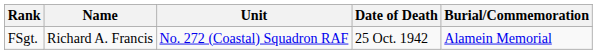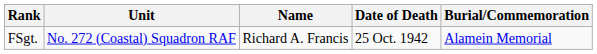columns swapped: (100, 15) <-> (254, 15)
